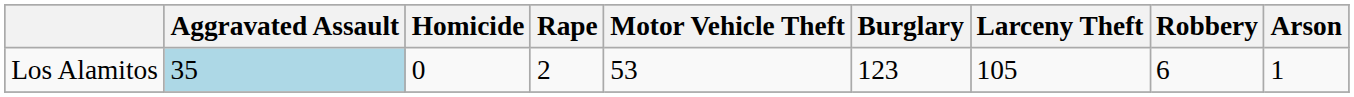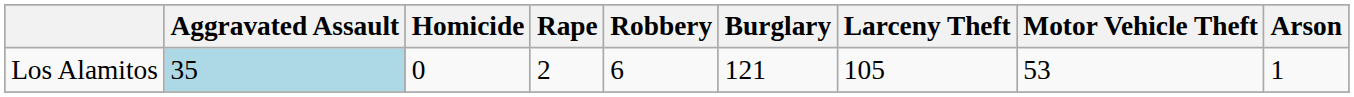columns swapped: (1207, 26) <-> (728, 26)
(878, 69) 123 -> (745, 69) 121
